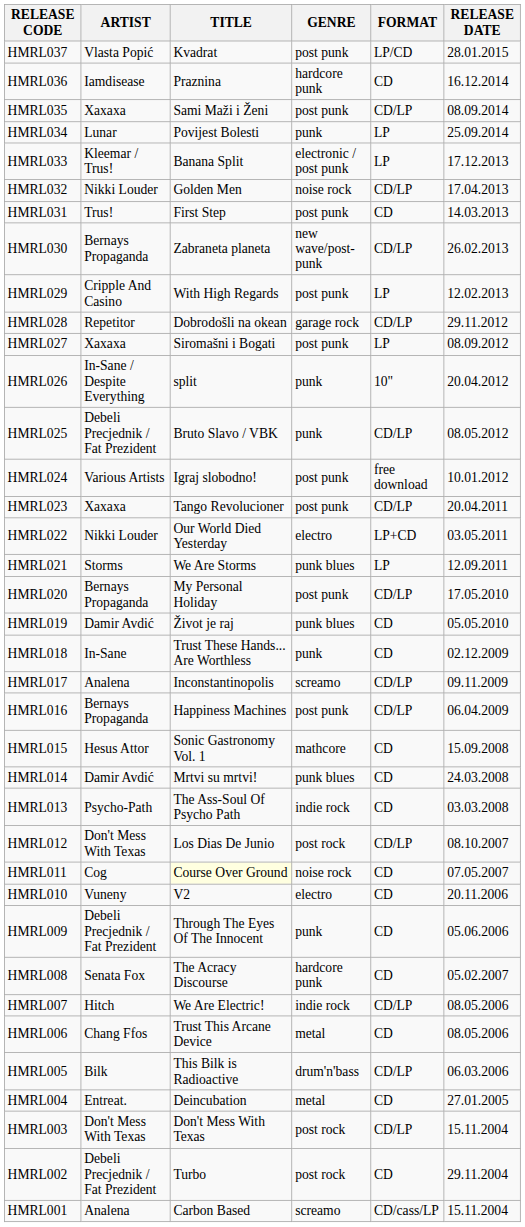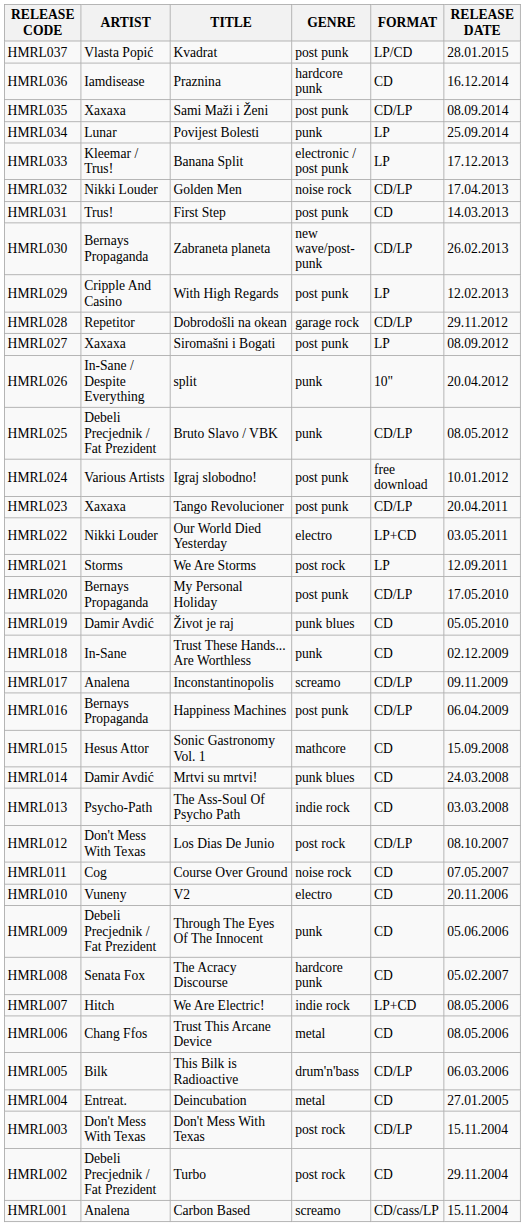(325, 565) punk blues -> (320, 565) post rock
(230, 873) lightyellow background -> (230, 873) no background
(393, 1005) CD/LP -> (395, 1005) LP+CD
